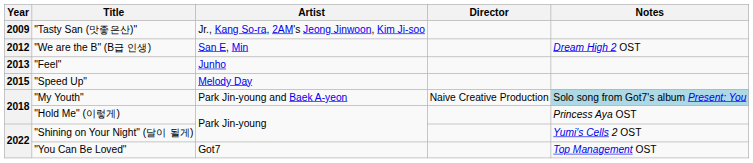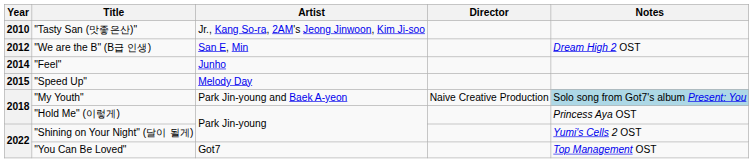(18, 29) 2009 -> (18, 29) 2010
(18, 65) 2013 -> (18, 65) 2014
